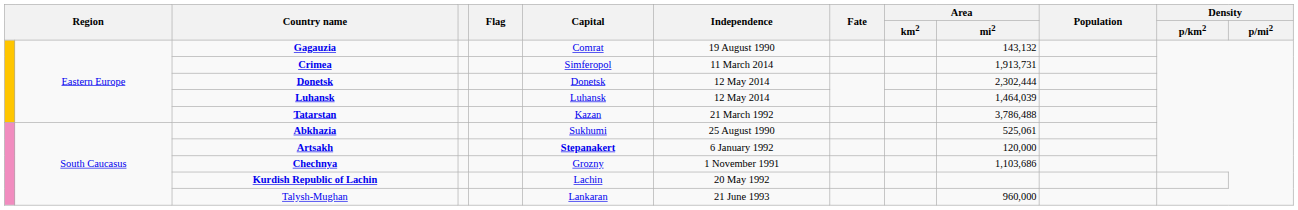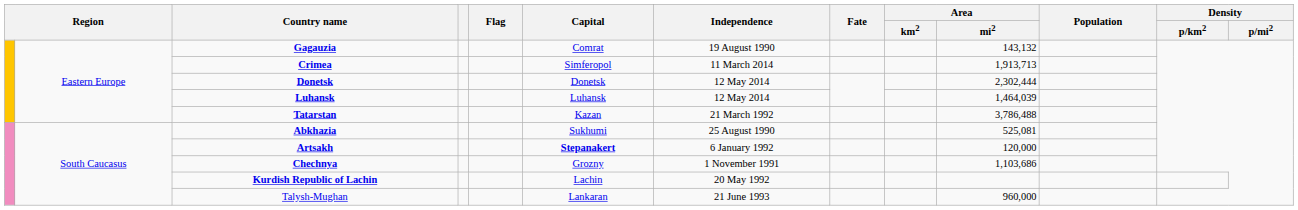(1016, 65) 1,913,731 -> (1016, 65) 1,913,713
(1020, 131) 525,061 -> (1020, 131) 525,081
